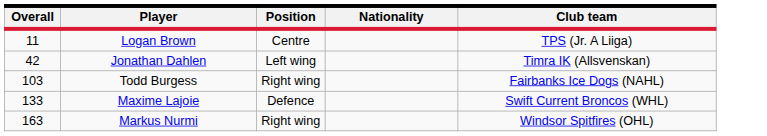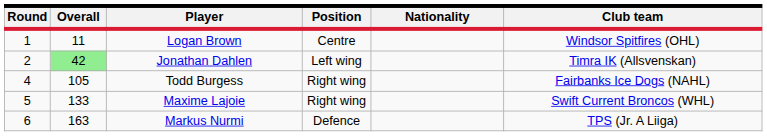+ column: (27, 17)
(587, 40) TPS (Jr. A Liiga) -> (633, 40) Windsor Spitfires (OHL)
(33, 60) no background -> (78, 60) lightgreen background
(33, 80) 103 -> (78, 80) 105
(291, 101) Defence -> (337, 101) Right wing
(291, 121) Right wing -> (337, 121) Defence
(587, 121) Windsor Spitfires (OHL) -> (633, 121) TPS (Jr. A Liiga)
